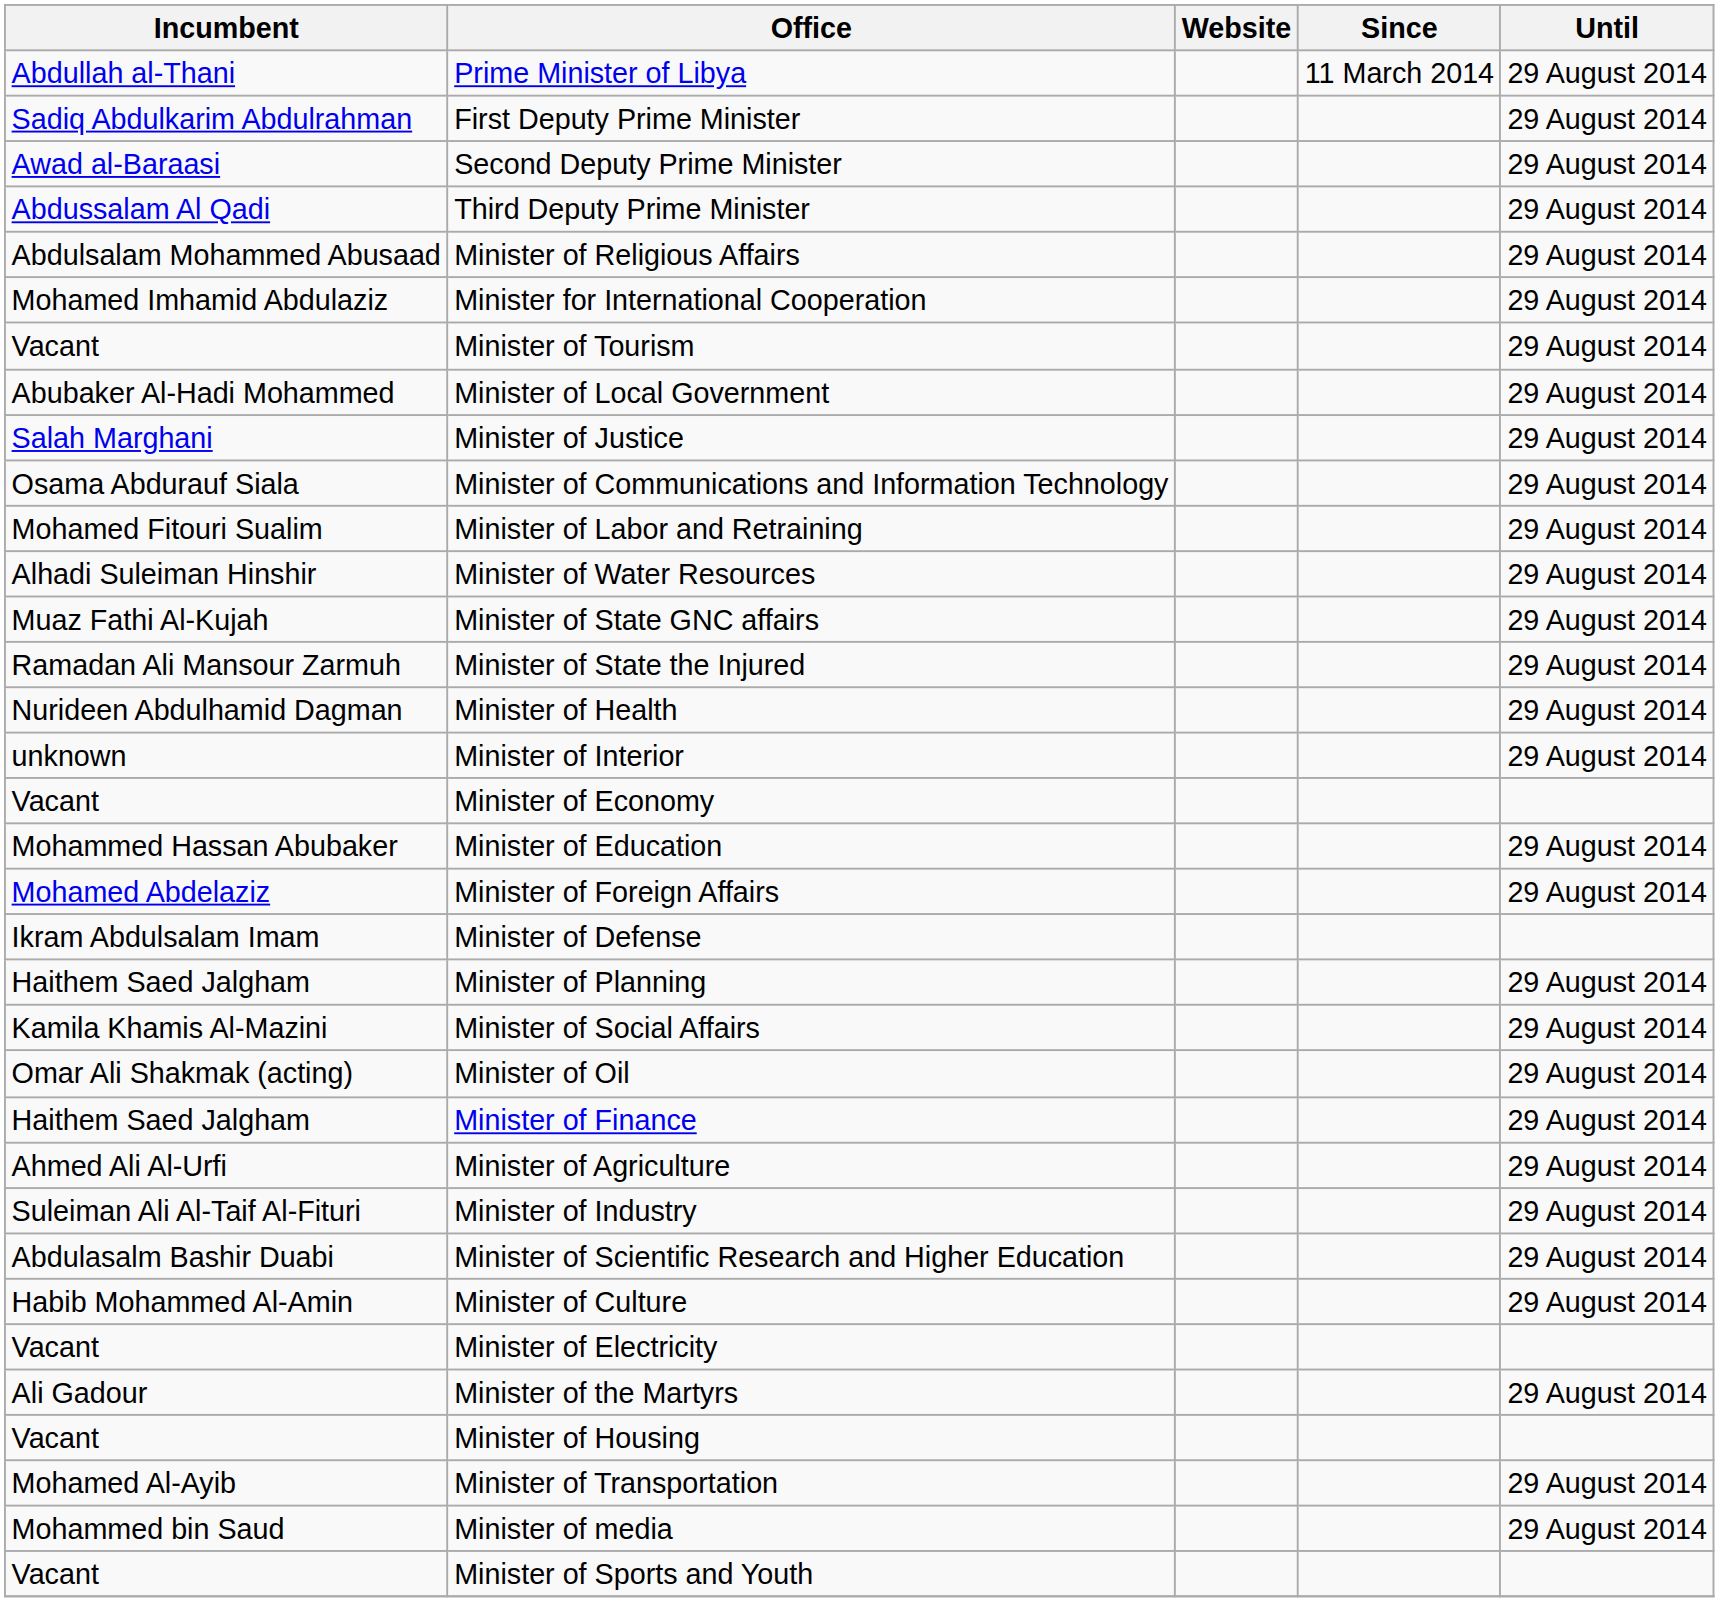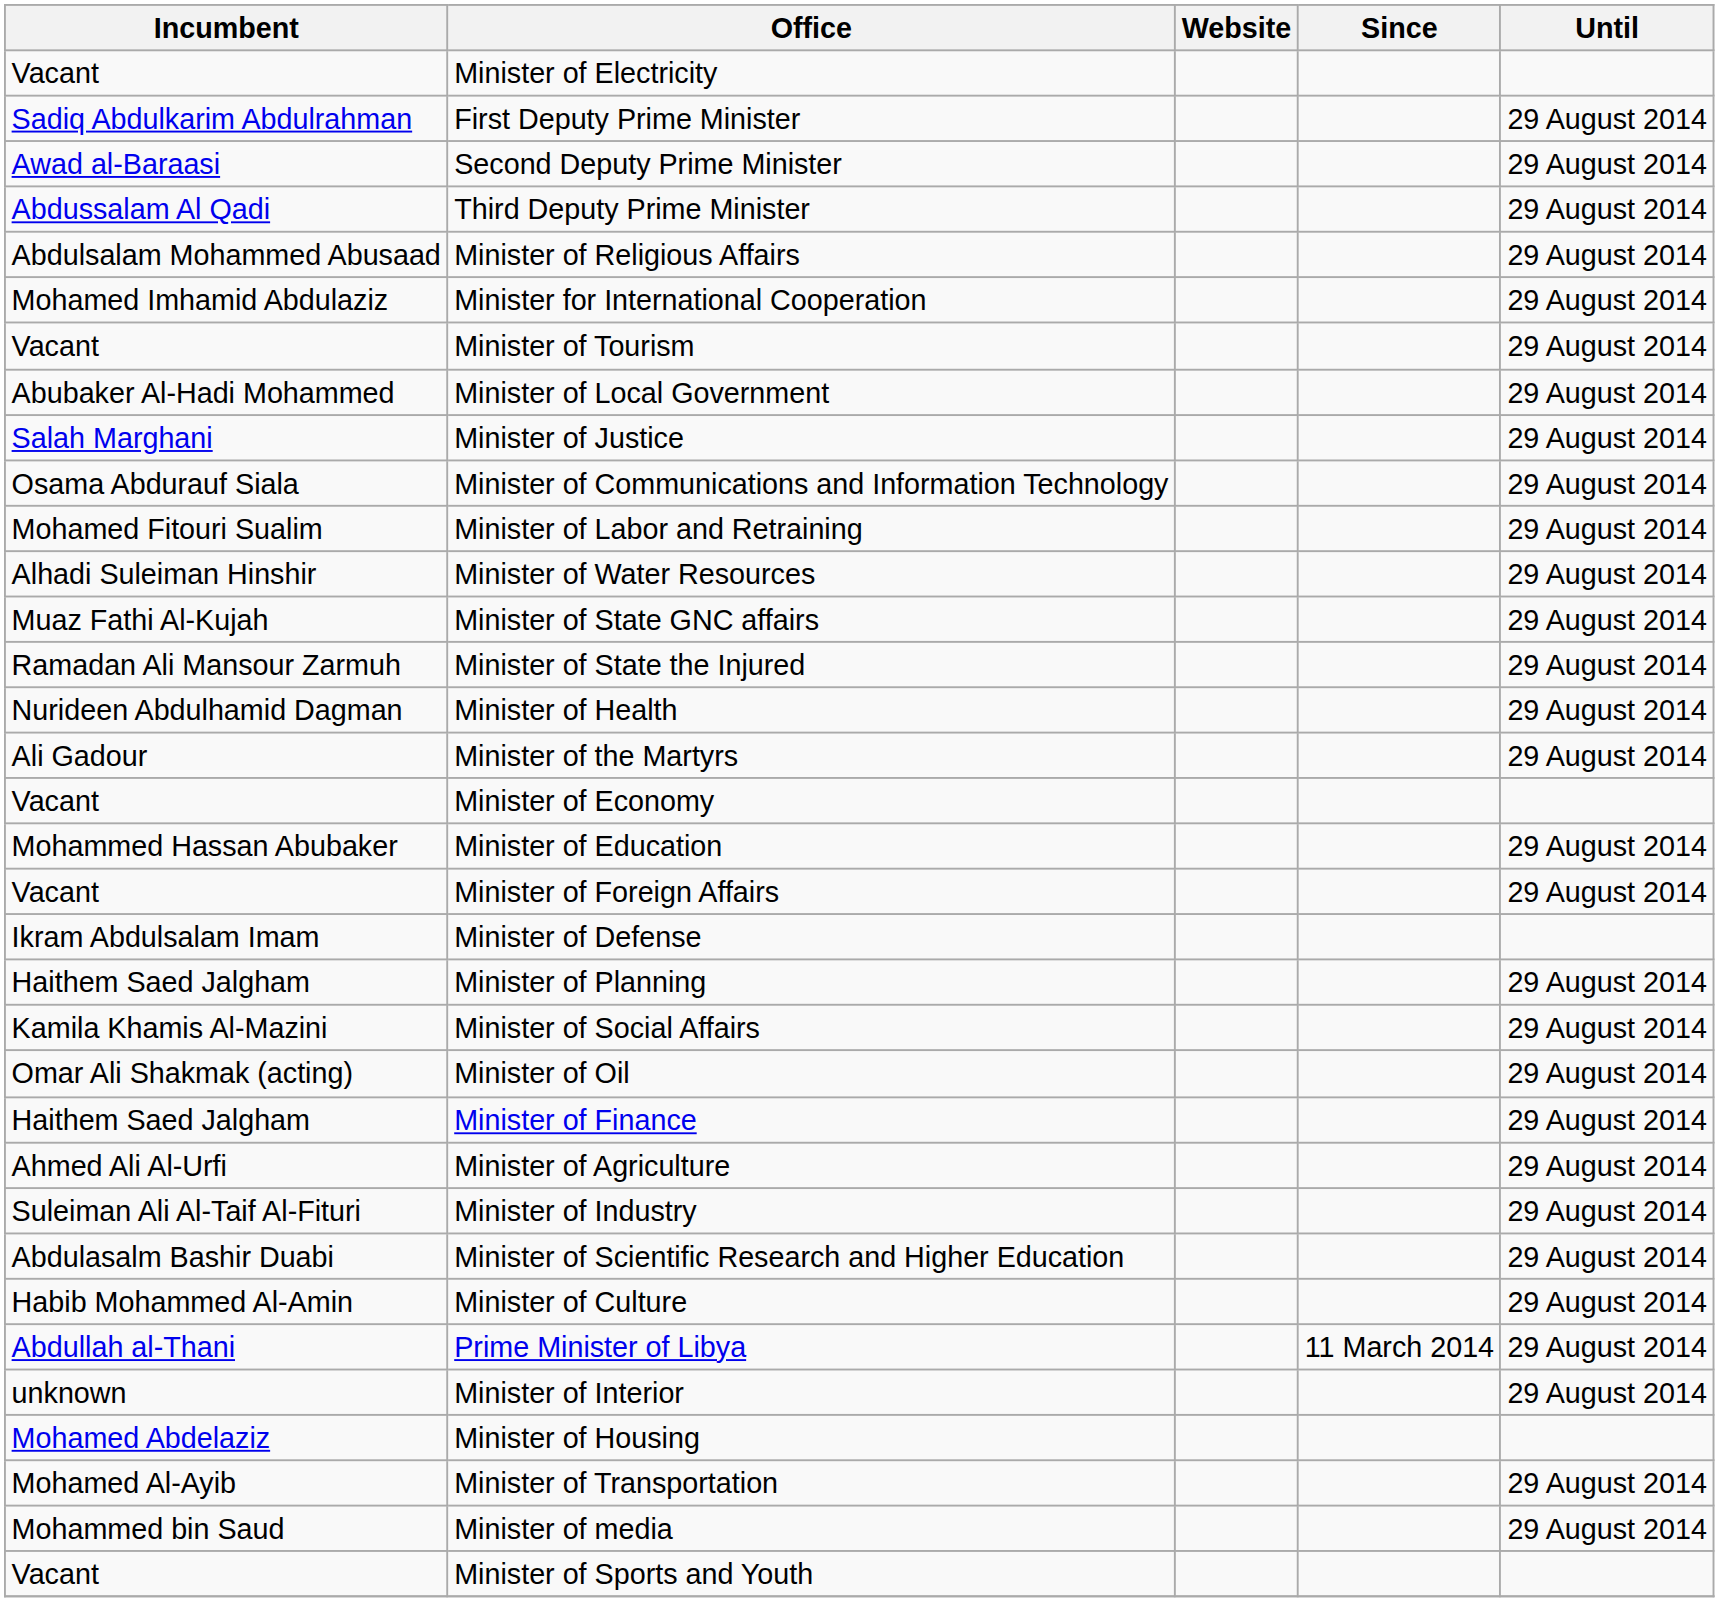rows swapped: (600, 73) <-> (586, 1347)
rows swapped: (569, 756) <-> (596, 1392)
(141, 892) Mohamed Abdelaziz -> (55, 892) Vacant
(55, 1438) Vacant -> (141, 1438) Mohamed Abdelaziz
